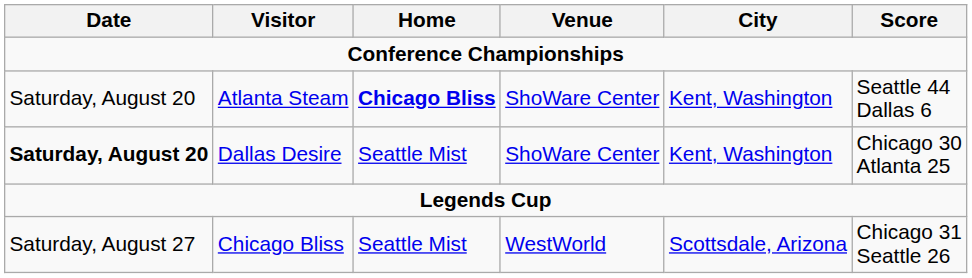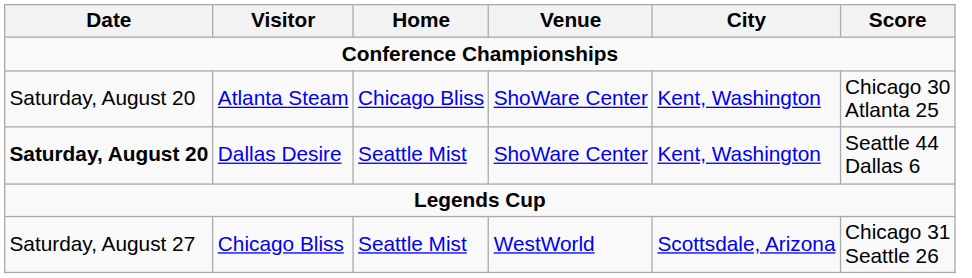(427, 98) bold -> (421, 98) normal
(903, 98) Seattle 44 Dallas 6 -> (898, 98) Chicago 30 Atlanta 25
(909, 155) Chicago 30 Atlanta 25 -> (892, 155) Seattle 44 Dallas 6
